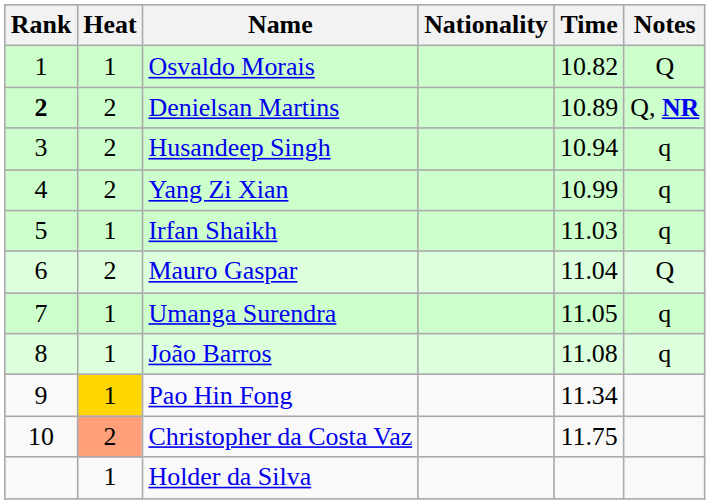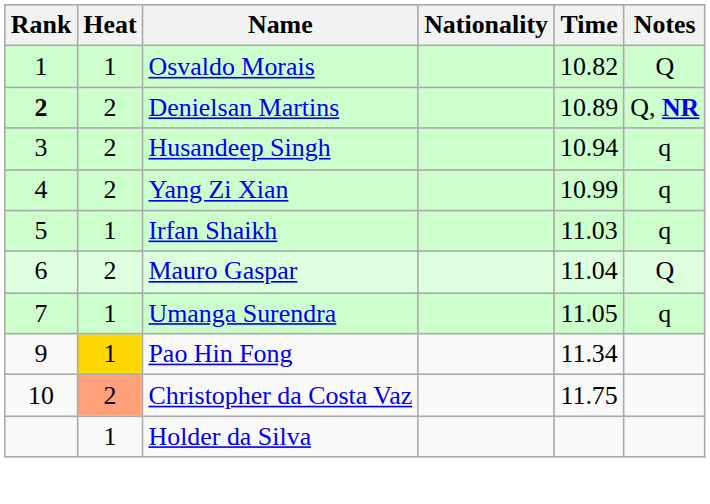- row: (210, 353)
